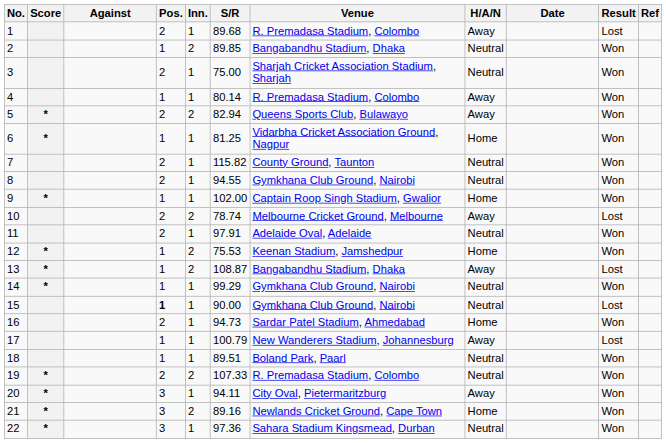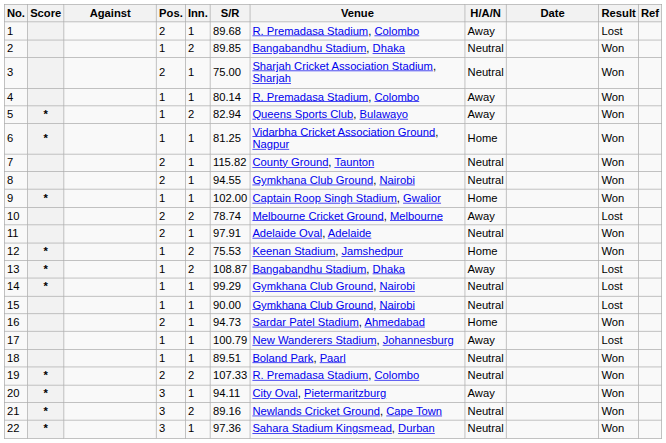(162, 114) 2 -> (162, 114) 1
(613, 287) Won -> (612, 287) Lost
(162, 305) bold -> (162, 305) normal
(483, 411) Home -> (486, 411) Neutral
